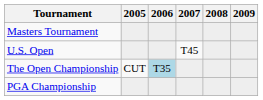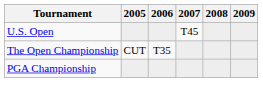- row: (52, 32)
(162, 68) lightblue background -> (162, 50) no background
